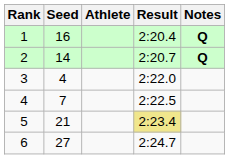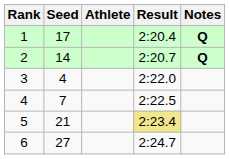(63, 36) 16 -> (63, 36) 17
